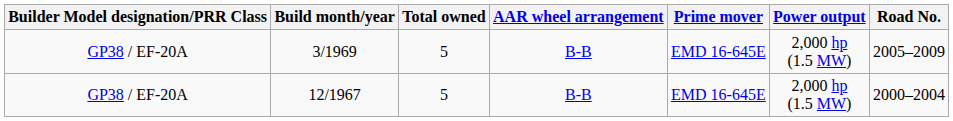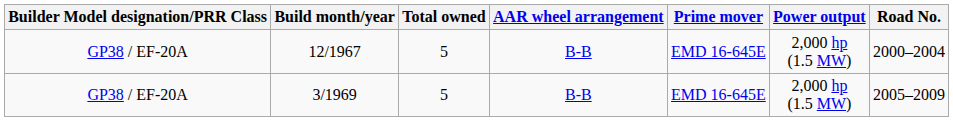rows swapped: (335, 94) <-> (335, 51)
